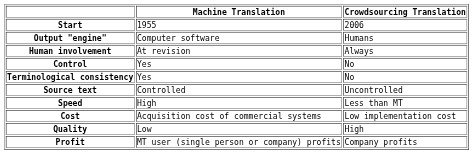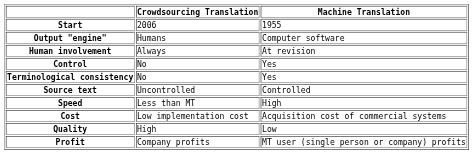columns swapped: (405, 12) <-> (239, 12)
